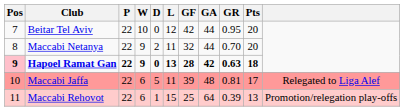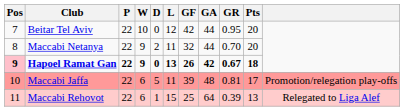(189, 64) 28 -> (189, 64) 26
(231, 64) 0.63 -> (231, 64) 0.67
(331, 81) Relegated to Liga Alef -> (331, 81) Promotion/relegation play-offs
(331, 98) Promotion/relegation play-offs -> (331, 98) Relegated to Liga Alef
